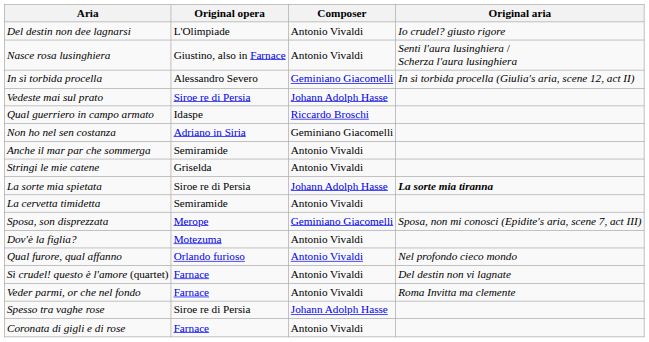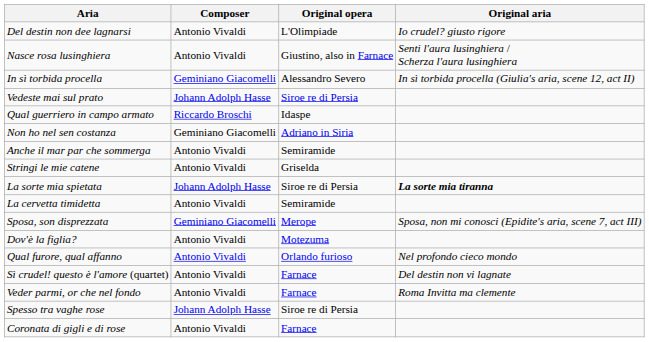columns swapped: (342, 13) <-> (230, 13)
